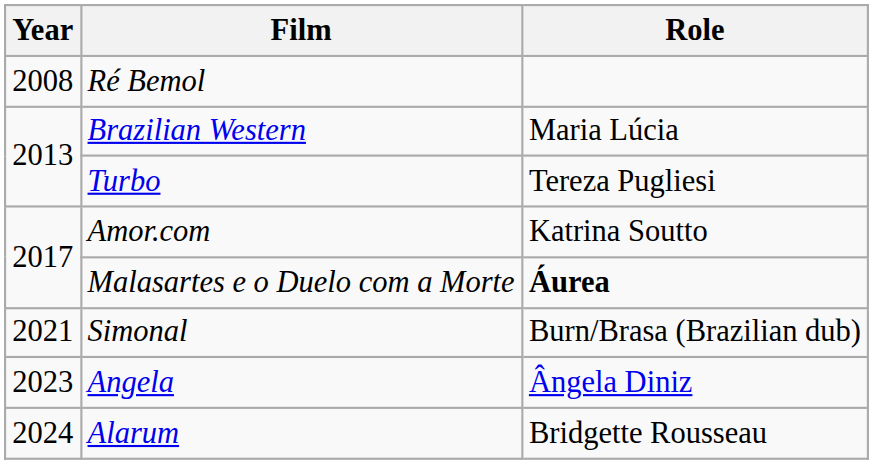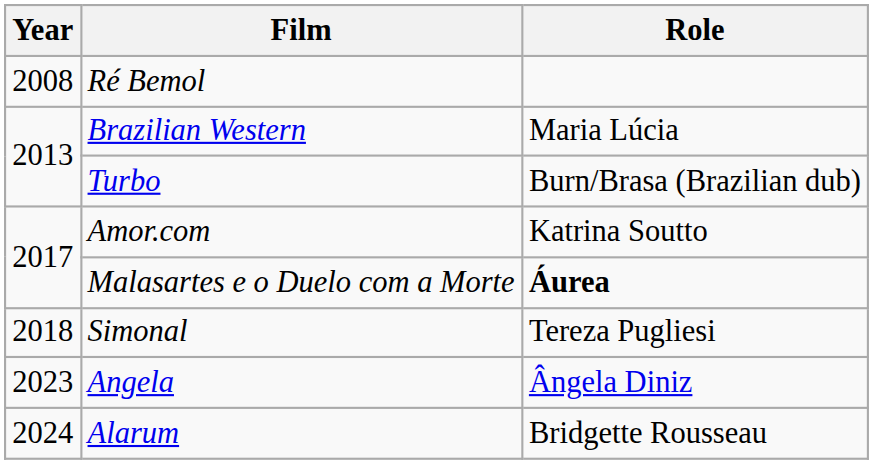(622, 181) Tereza Pugliesi -> (695, 181) Burn/Brasa (Brazilian dub)
(43, 332) 2021 -> (43, 332) 2018
(695, 332) Burn/Brasa (Brazilian dub) -> (622, 332) Tereza Pugliesi
